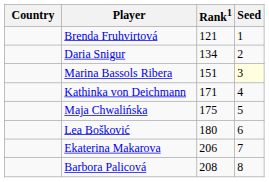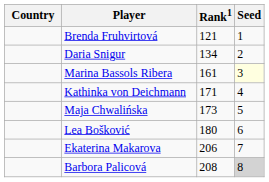(208, 73) 151 -> (208, 73) 161
(208, 110) 175 -> (208, 110) 173
(240, 167) no background -> (240, 167) lightgrey background
